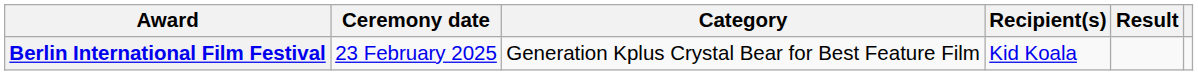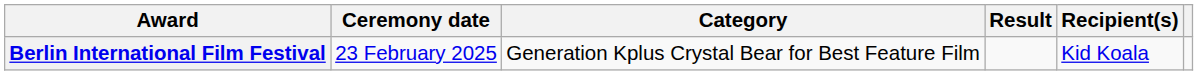columns swapped: (1048, 20) <-> (1147, 20)
